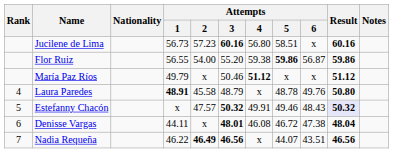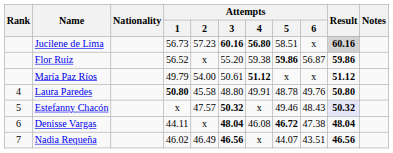(259, 44) normal -> (259, 44) bold
(344, 44) no background -> (344, 44) lightgrey background
(177, 60) 56.55 -> (177, 60) 56.52
(205, 60) 54.00 -> (205, 60) x
(205, 76) x -> (205, 76) 54.00
(232, 76) 50.46 -> (232, 76) 50.61
(177, 92) 48.91 -> (177, 92) 50.80
(232, 92) 48.79 -> (232, 92) 48.80
(259, 92) x -> (259, 92) 49.91
(259, 108) 49.91 -> (259, 108) x
(232, 124) 48.01 -> (232, 124) 48.04
(287, 124) normal -> (287, 124) bold
(177, 140) 46.22 -> (177, 140) 46.02
(205, 140) bold -> (205, 140) normal
